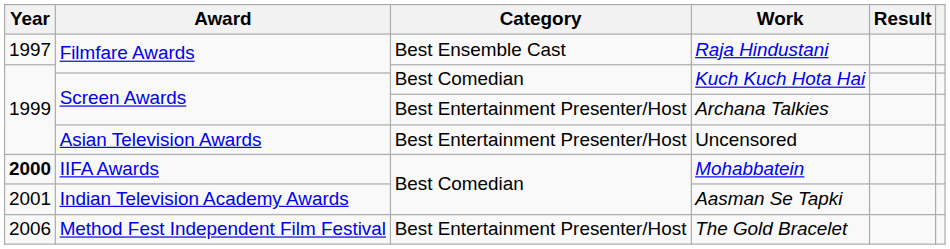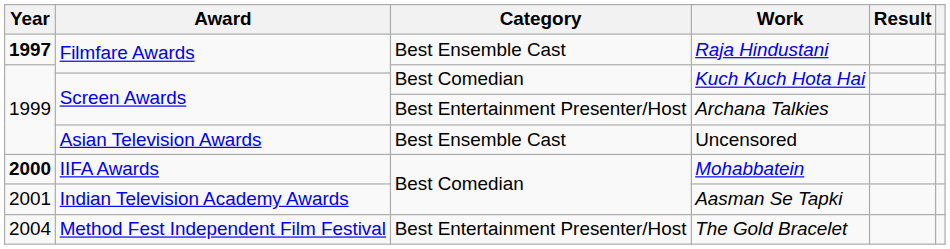(30, 49) normal -> (30, 49) bold
(541, 139) Best Entertainment Presenter/Host -> (480, 139) Best Ensemble Cast
(30, 229) 2006 -> (30, 229) 2004
